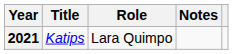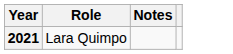- column: (65, 15)
